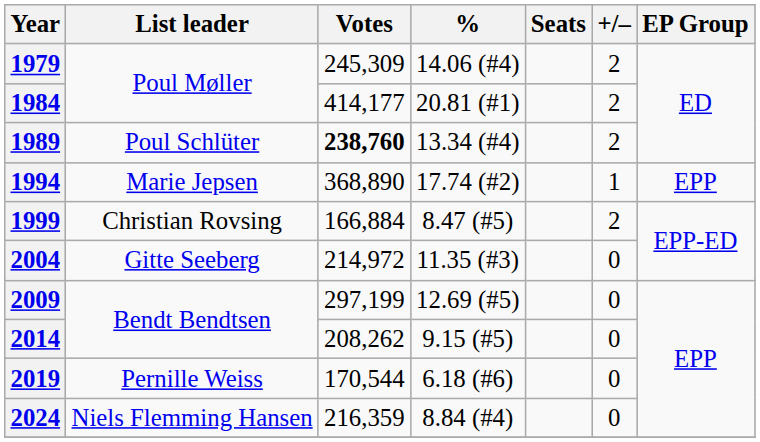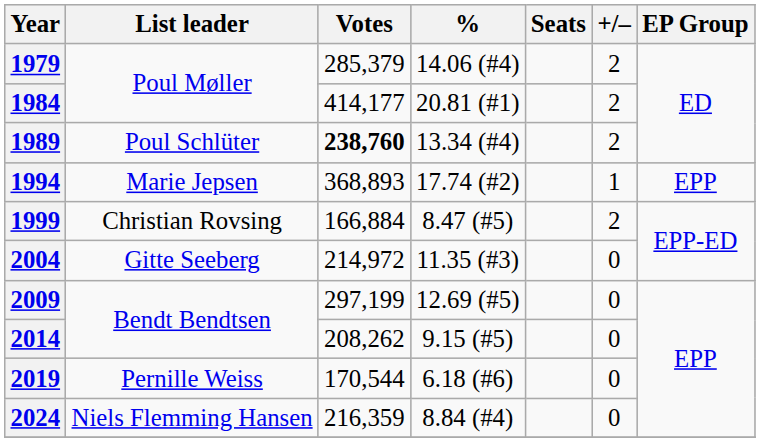(364, 63) 245,309 -> (364, 63) 285,379
(364, 181) 368,890 -> (364, 181) 368,893
